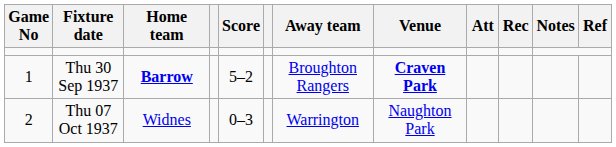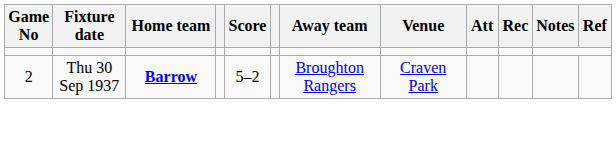(29, 76) 1 -> (29, 76) 2
(420, 76) bold -> (423, 76) normal
- row: (88, 120)
